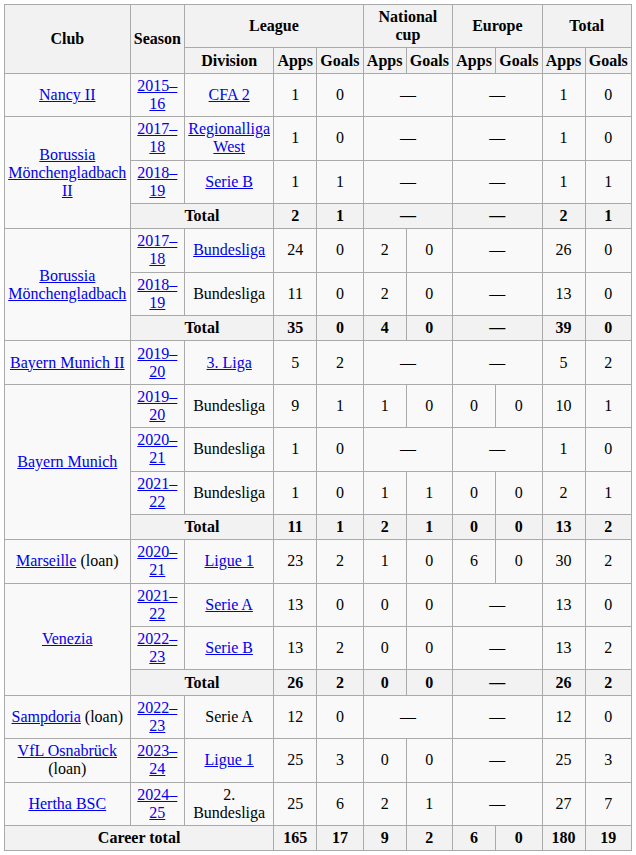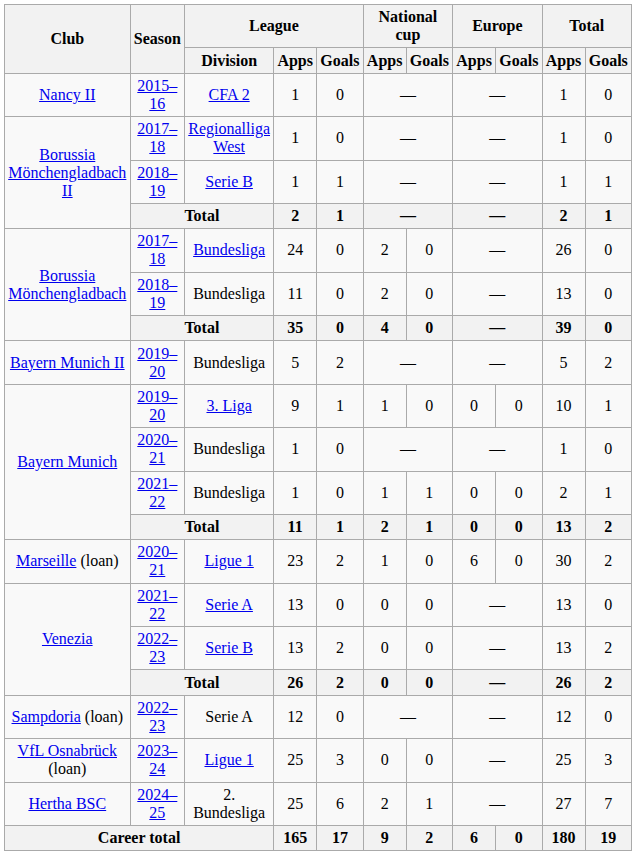(229, 362) 3. Liga -> (229, 362) Bundesliga
(229, 405) Bundesliga -> (229, 405) 3. Liga
